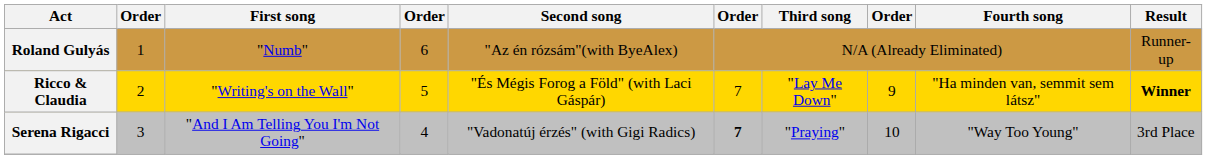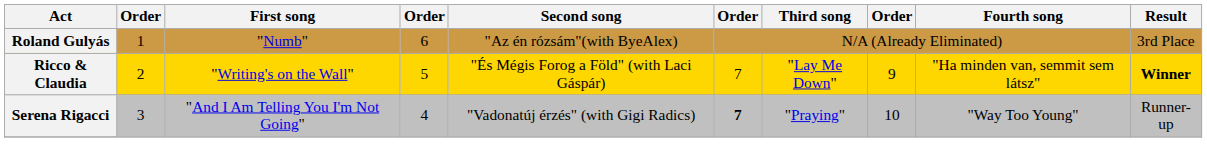(1166, 49) Runner-up -> (1166, 41) 3rd Place
(1166, 132) 3rd Place -> (1166, 115) Runner-up
